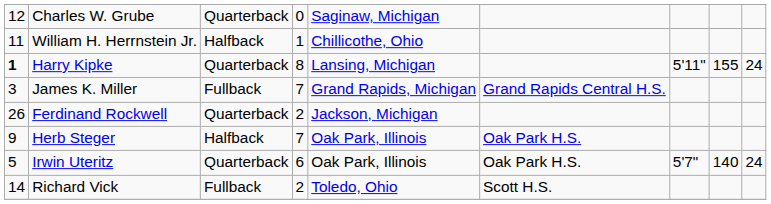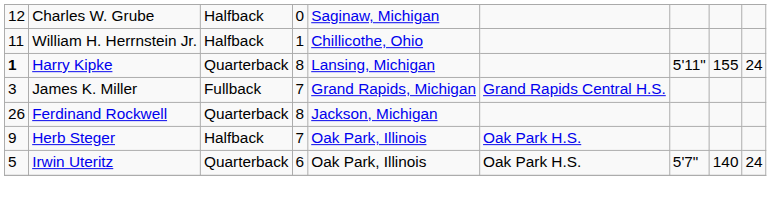(246, 16) Quarterback -> (234, 16) Halfback
(300, 114) 2 -> (300, 114) 8
- row: (75, 187)
